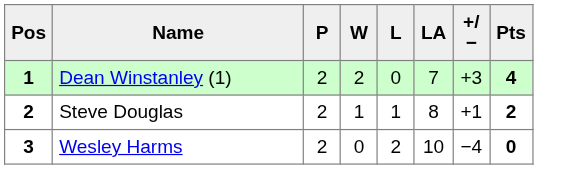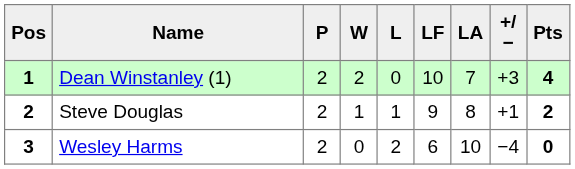+ column: (433, 32)
